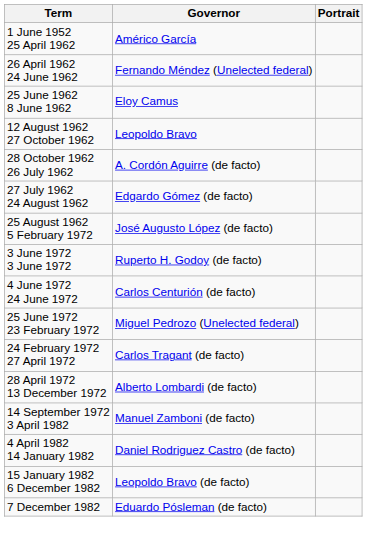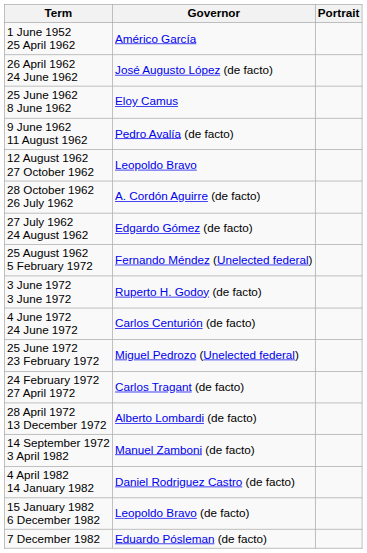(214, 70) Fernando Méndez (Unelected federal) -> (194, 70) José Augusto López (de facto)
+ row: (47, 133)
(194, 228) José Augusto López (de facto) -> (214, 260) Fernando Méndez (Unelected federal)
